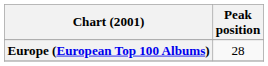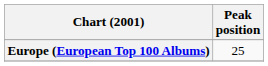(238, 50) 28 -> (238, 50) 25
